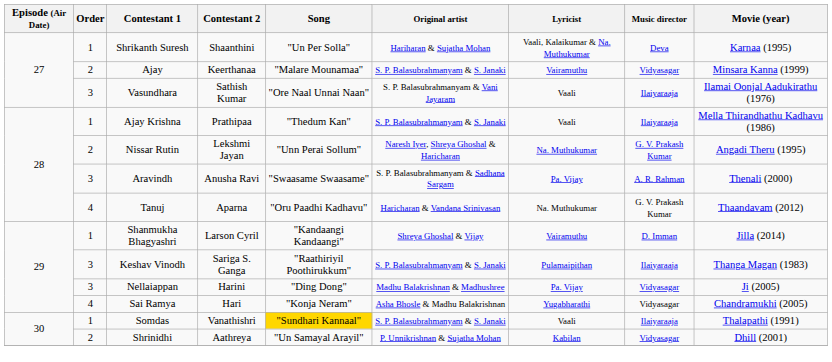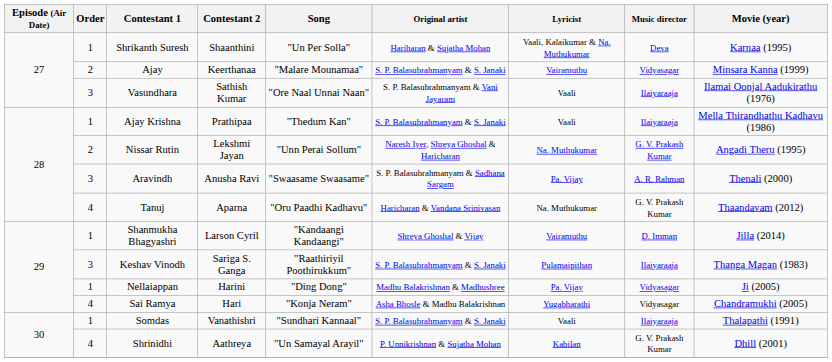(90, 287) 3 -> (90, 287) 1
(319, 320) gold background -> (319, 320) no background
(90, 337) 2 -> (90, 343) 4
(659, 338) Vidyasagar -> (659, 344) G. V. Prakash Kumar
